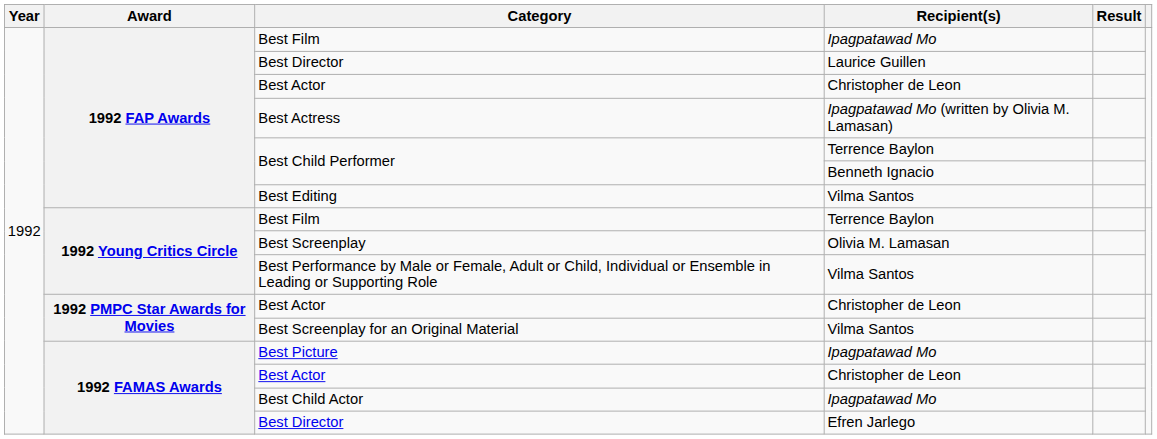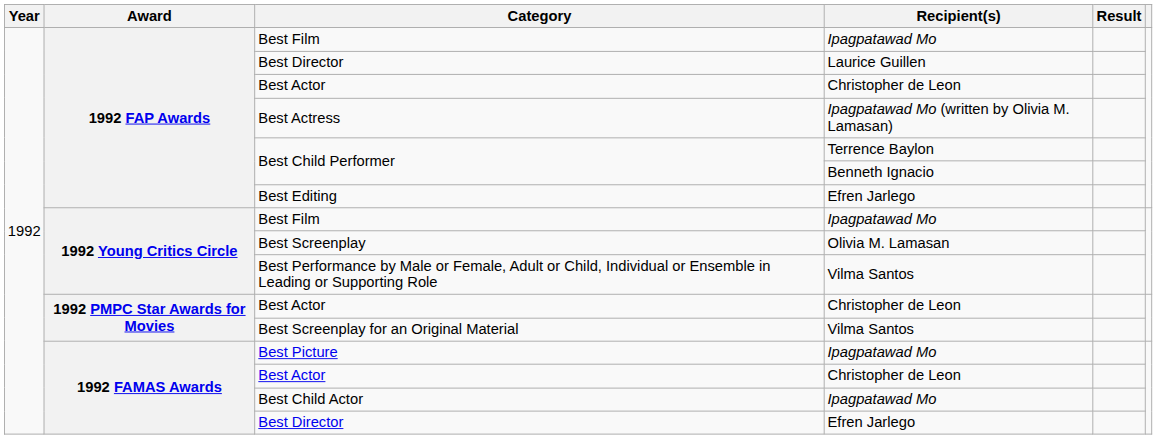(871, 196) Vilma Santos -> (871, 196) Efren Jarlego
(881, 219) Terrence Baylon -> (882, 219) Ipagpatawad Mo
